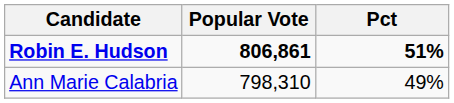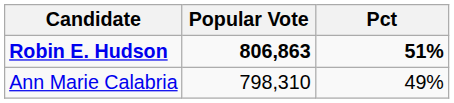(275, 51) 806,861 -> (275, 51) 806,863
